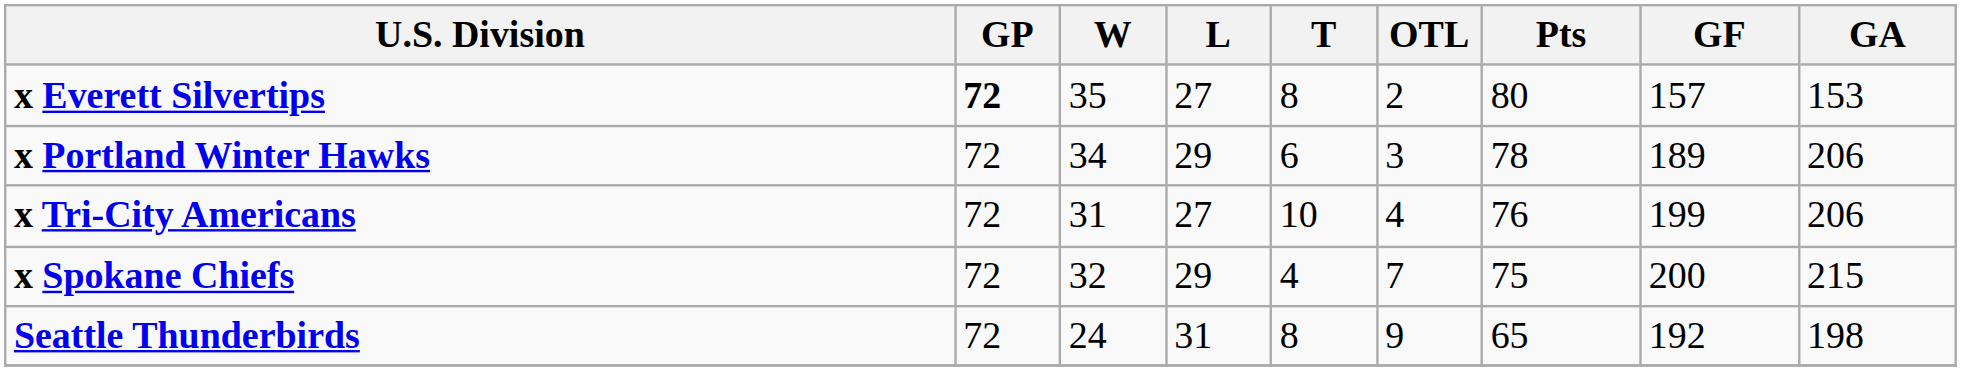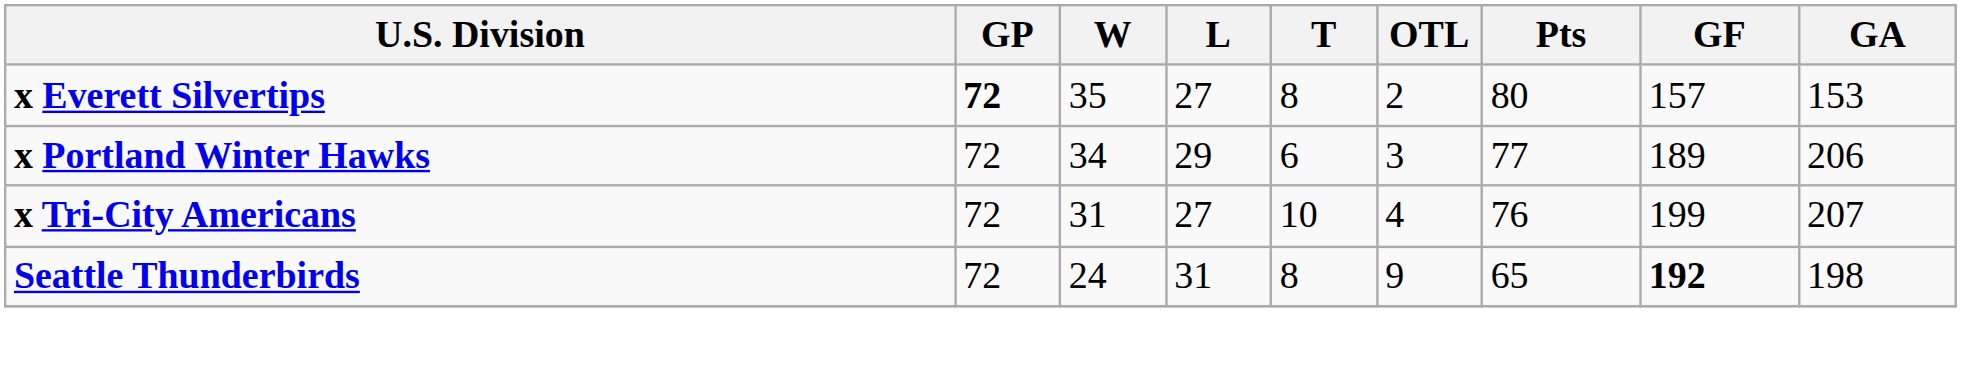(1510, 154) 78 -> (1510, 154) 77
(1835, 214) 206 -> (1835, 214) 207
- row: (154, 275)
(1677, 335) normal -> (1677, 275) bold
